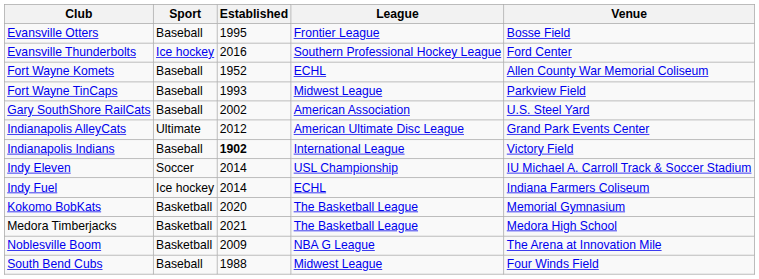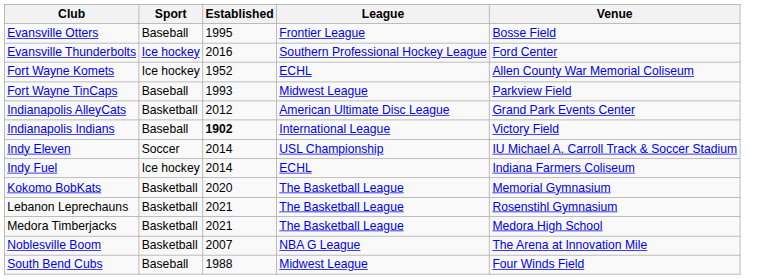(179, 71) Baseball -> (171, 71) Ice hockey
- row: (79, 110)
(178, 129) Ultimate -> (170, 110) Basketball
+ row: (68, 206)
(233, 245) 2009 -> (219, 245) 2007
